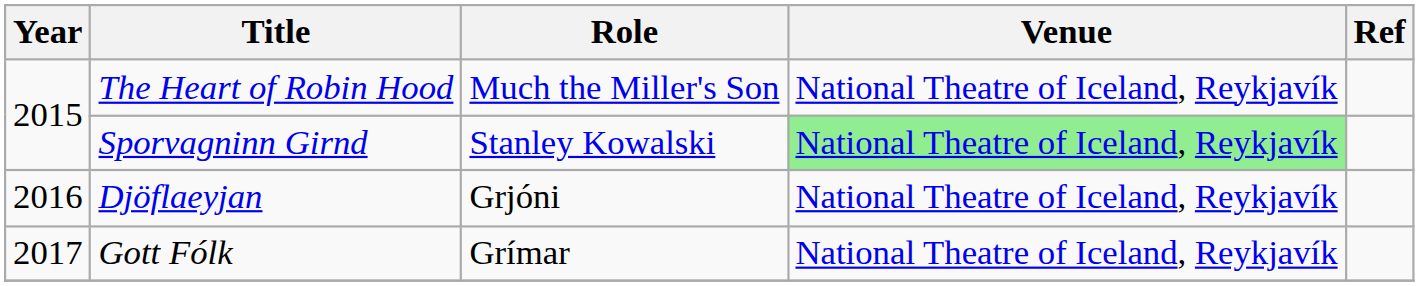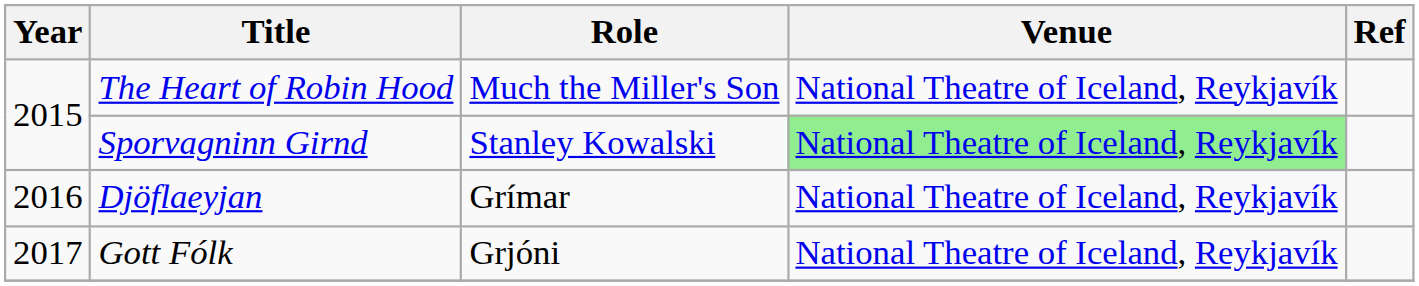(515, 197) Grjóni -> (520, 197) Grímar
(520, 252) Grímar -> (515, 252) Grjóni
